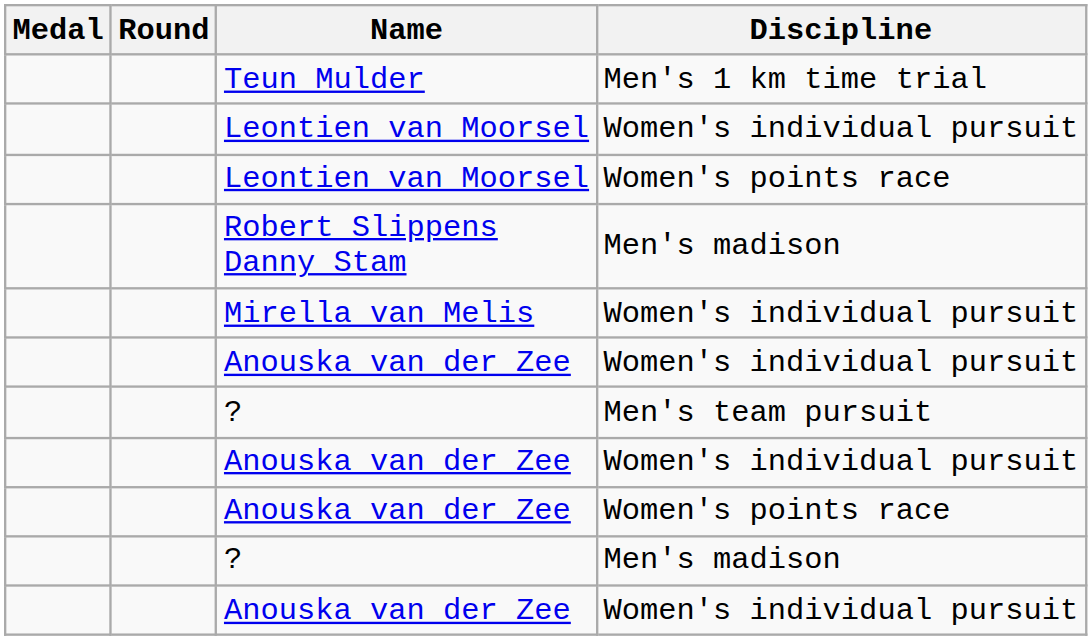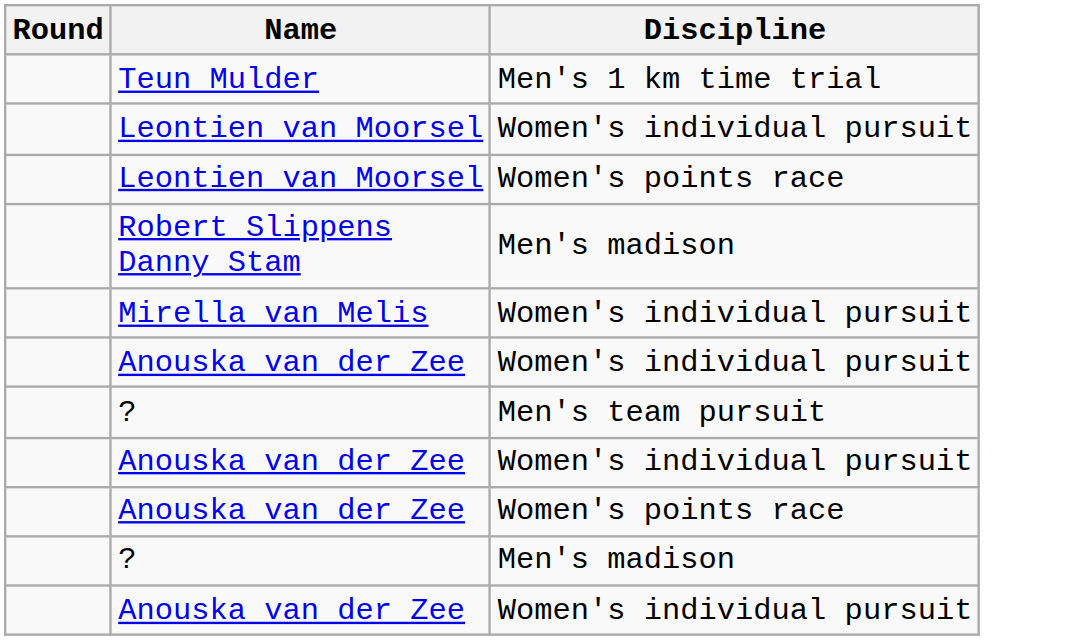- column: (58, 30)
